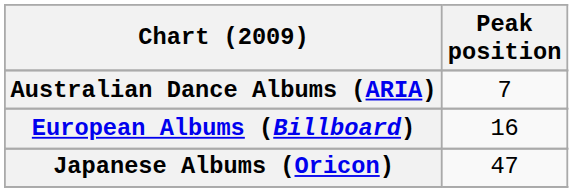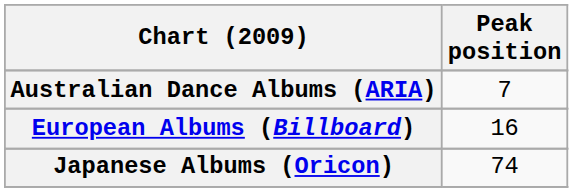(505, 167) 47 -> (505, 167) 74
